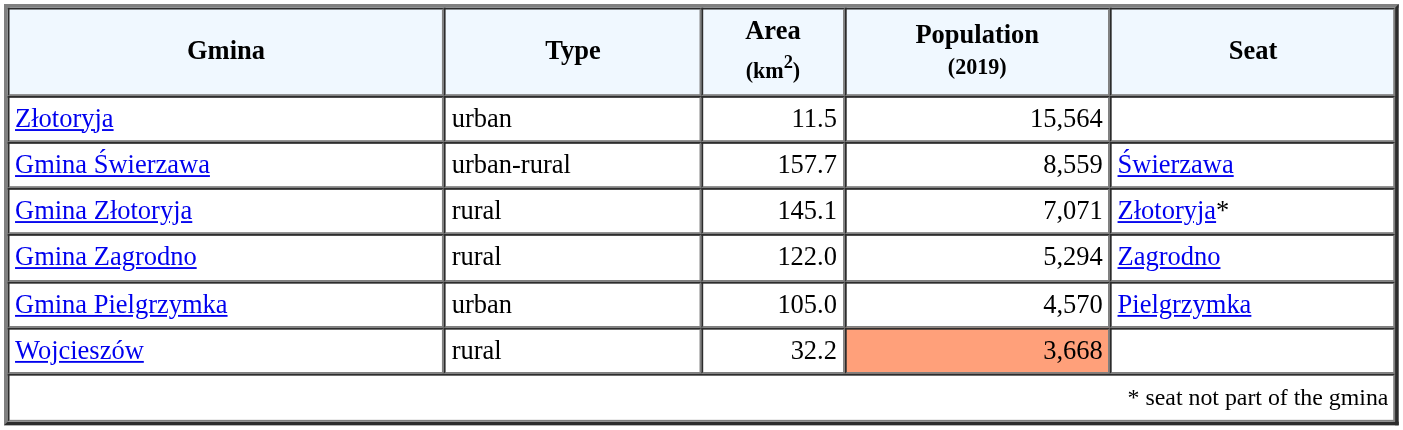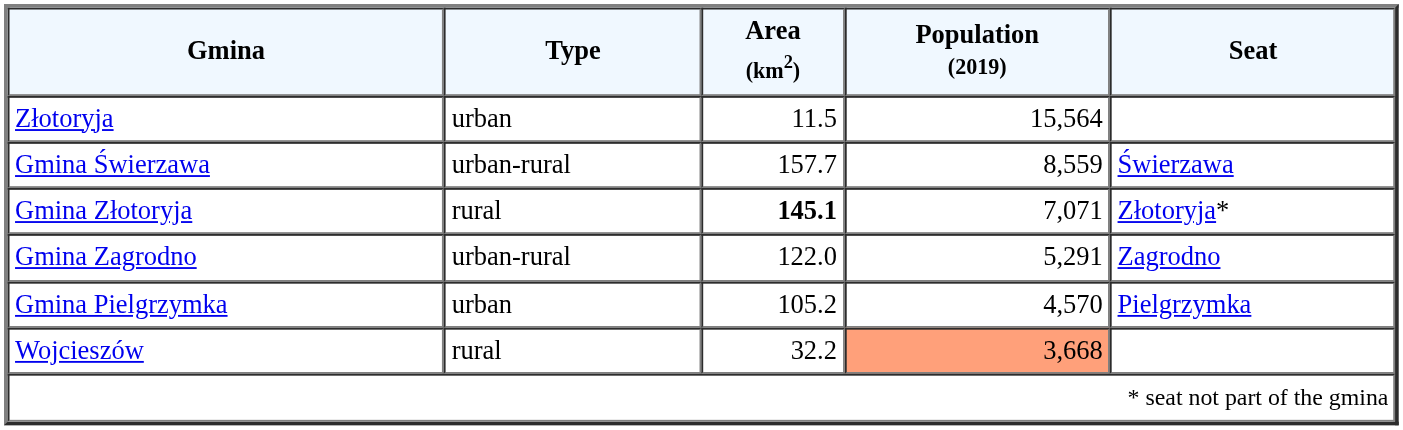(807, 210) normal -> (807, 210) bold
(477, 257) rural -> (511, 257) urban-rural
(1073, 257) 5,294 -> (1073, 257) 5,291
(807, 303) 105.0 -> (807, 303) 105.2
